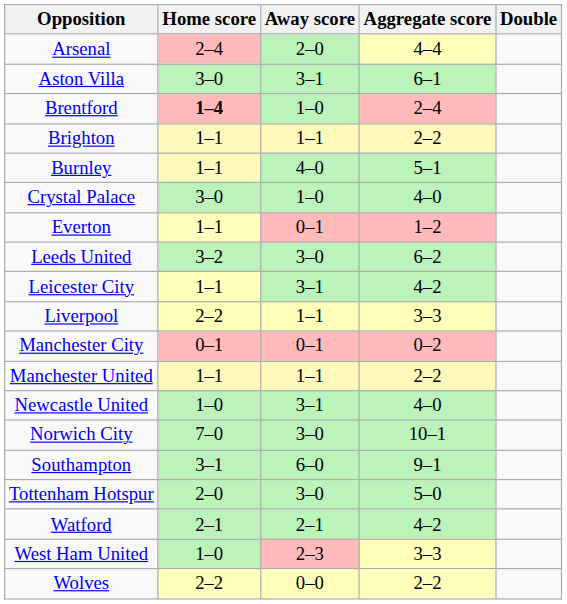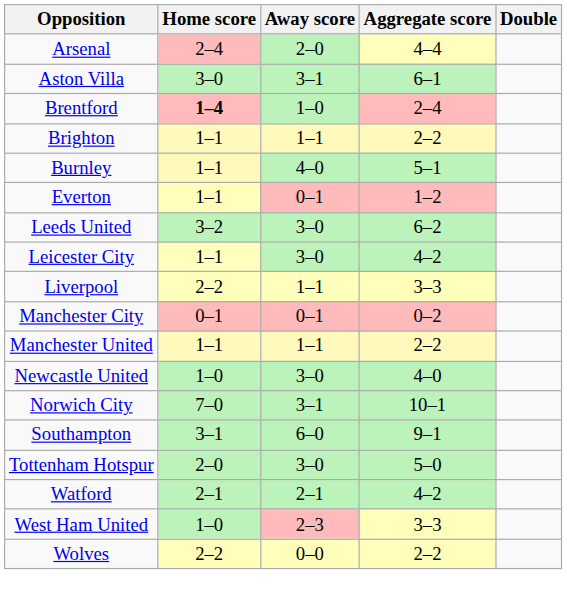- row: (81, 197)
(310, 286) 3–1 -> (310, 256) 3–0
(310, 405) 3–1 -> (310, 375) 3–0
(310, 434) 3–0 -> (310, 405) 3–1
